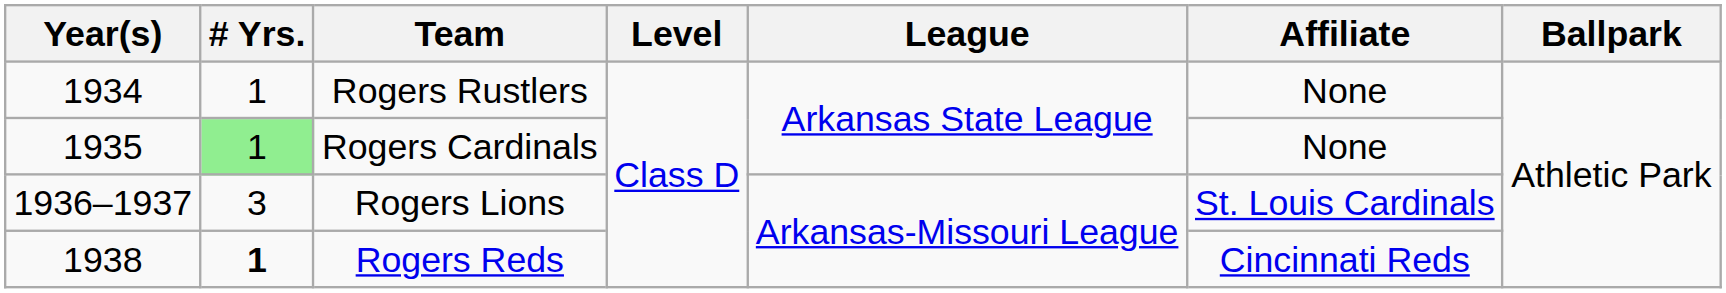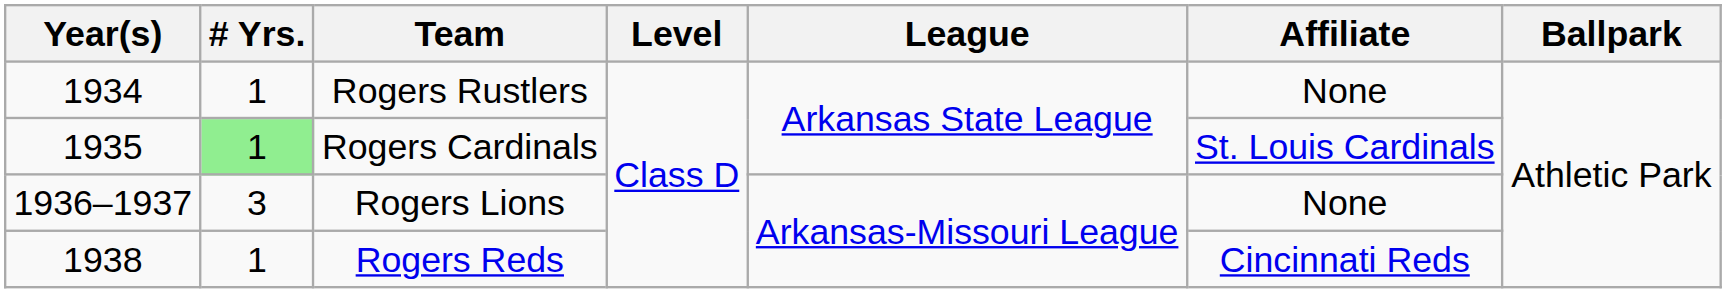(1345, 147) None -> (1345, 147) St. Louis Cardinals
(1345, 203) St. Louis Cardinals -> (1345, 203) None
(257, 260) bold -> (257, 260) normal
